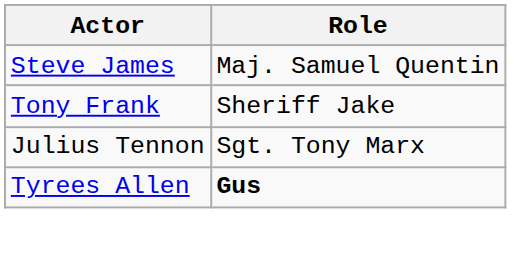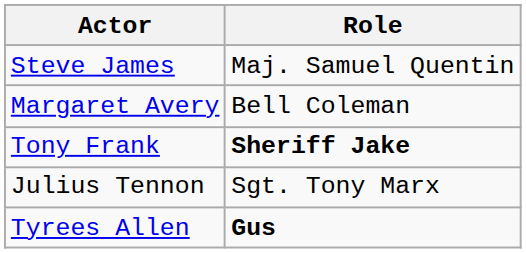+ row: (115, 106)
(306, 106) normal -> (321, 147) bold
